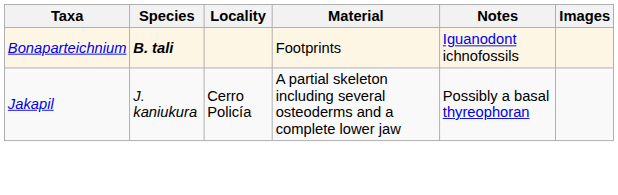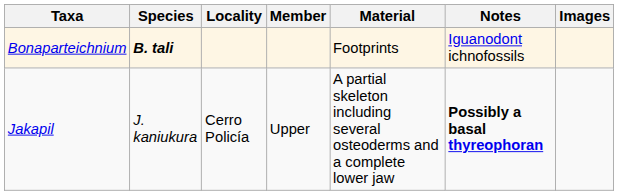+ column: (298, 16)
(496, 104) normal -> (496, 129) bold
